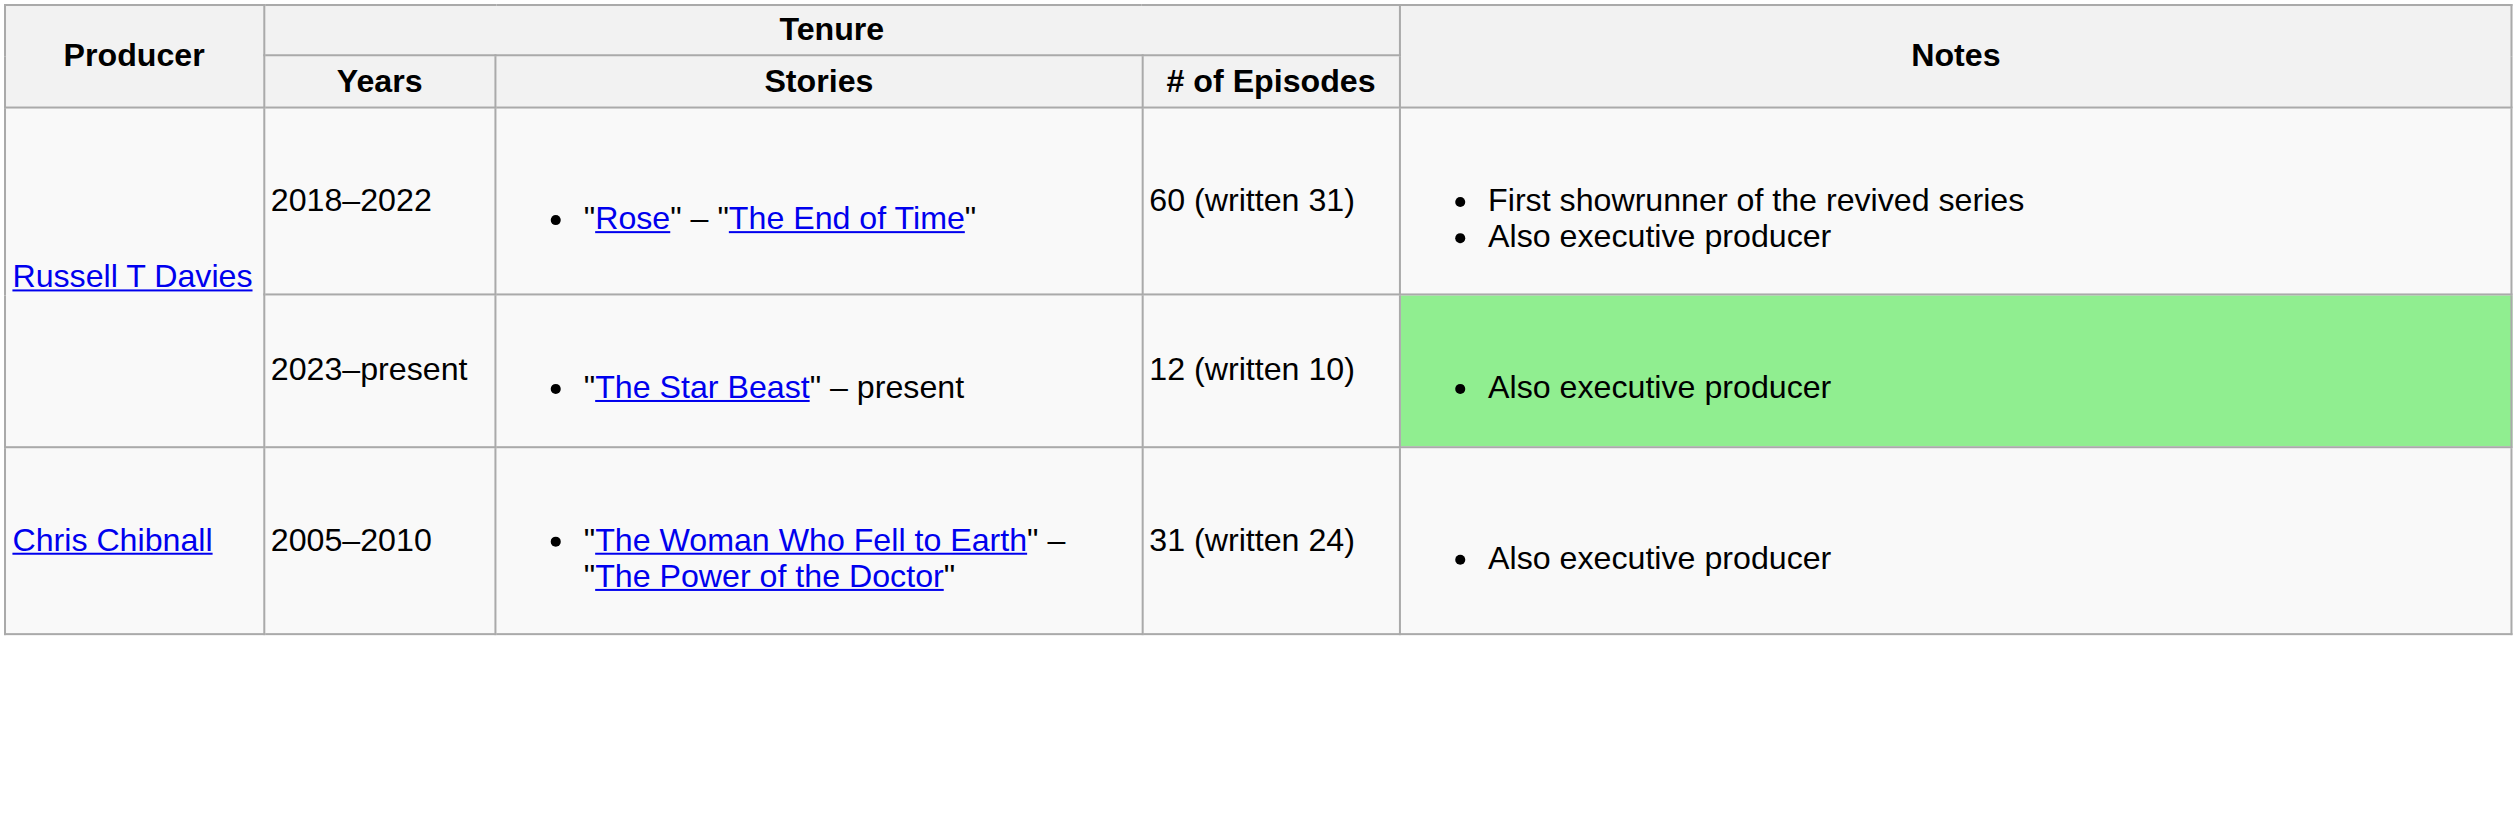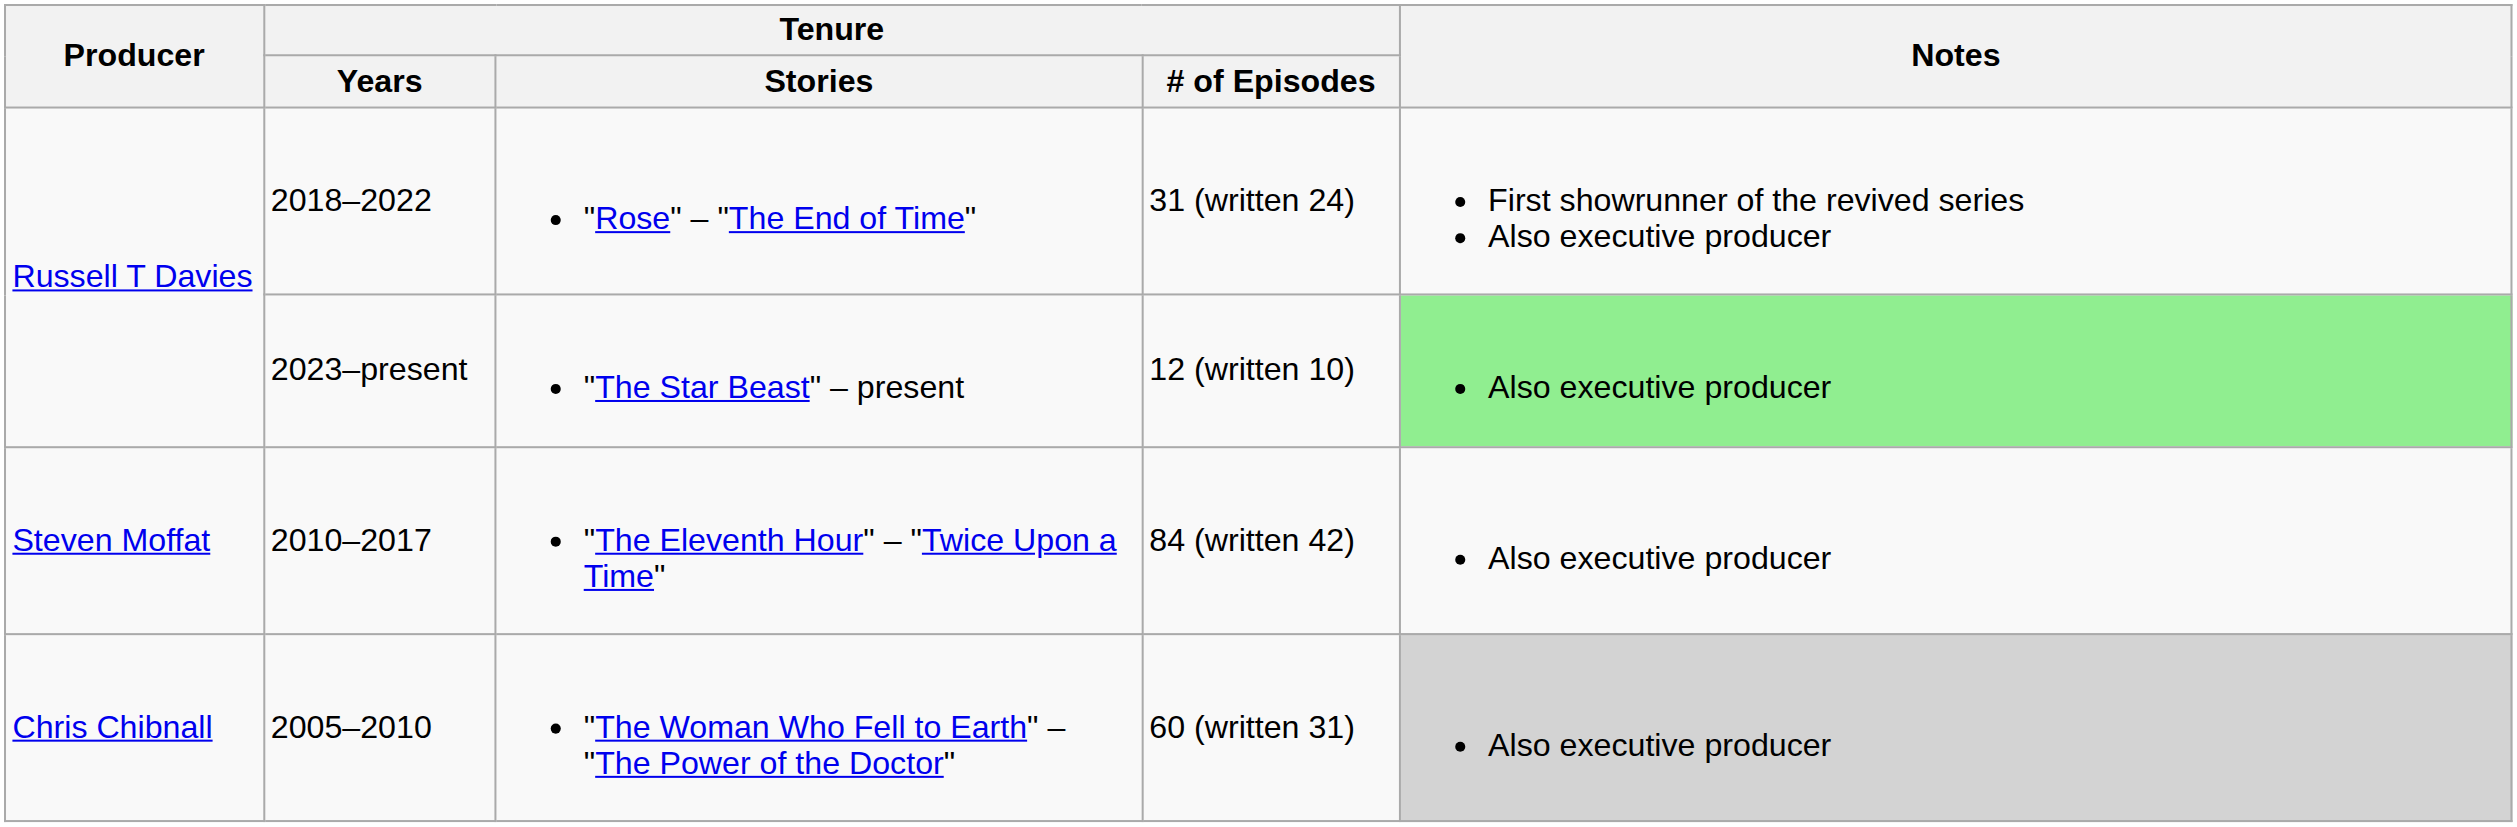(1252, 200) 60 (written 31) -> (1252, 200) 31 (written 24)
+ row: (819, 558)
(1252, 539) 31 (written 24) -> (1252, 727) 60 (written 31)
(1956, 558) no background -> (1956, 746) lightgrey background
